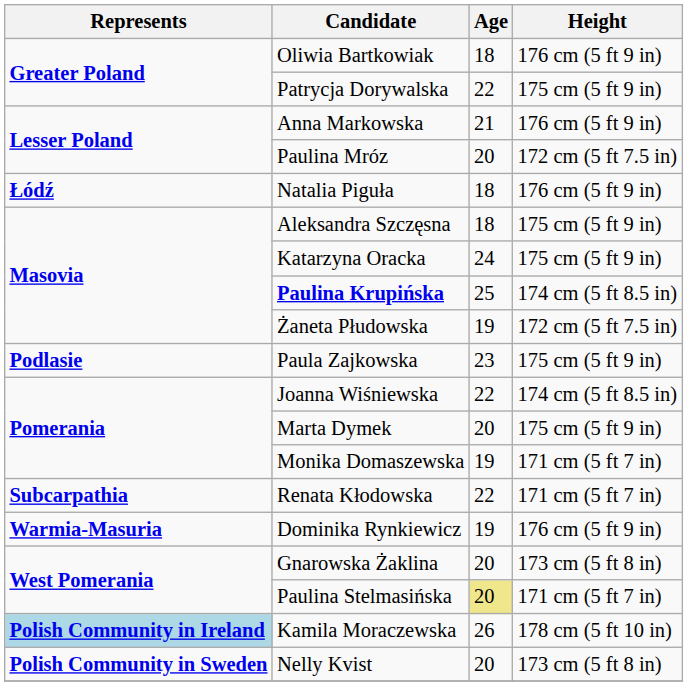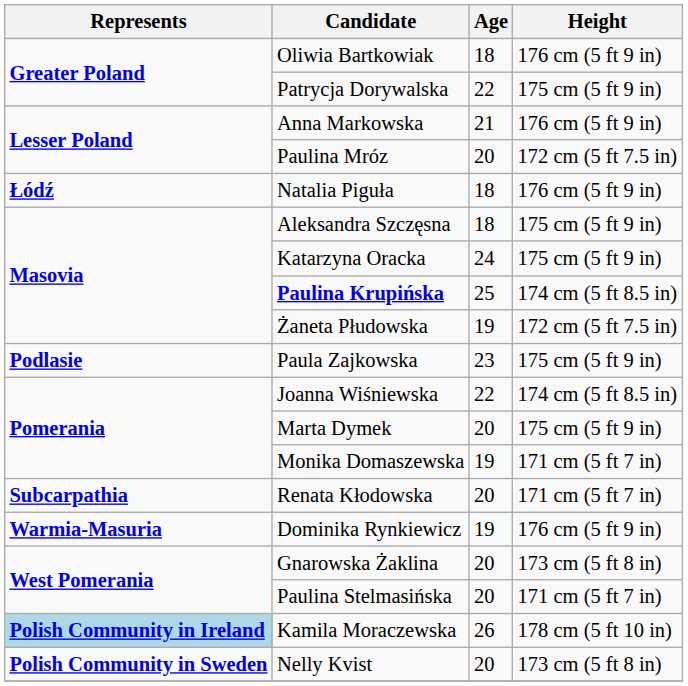(484, 495) 22 -> (484, 495) 20
(484, 596) khaki background -> (484, 596) no background
